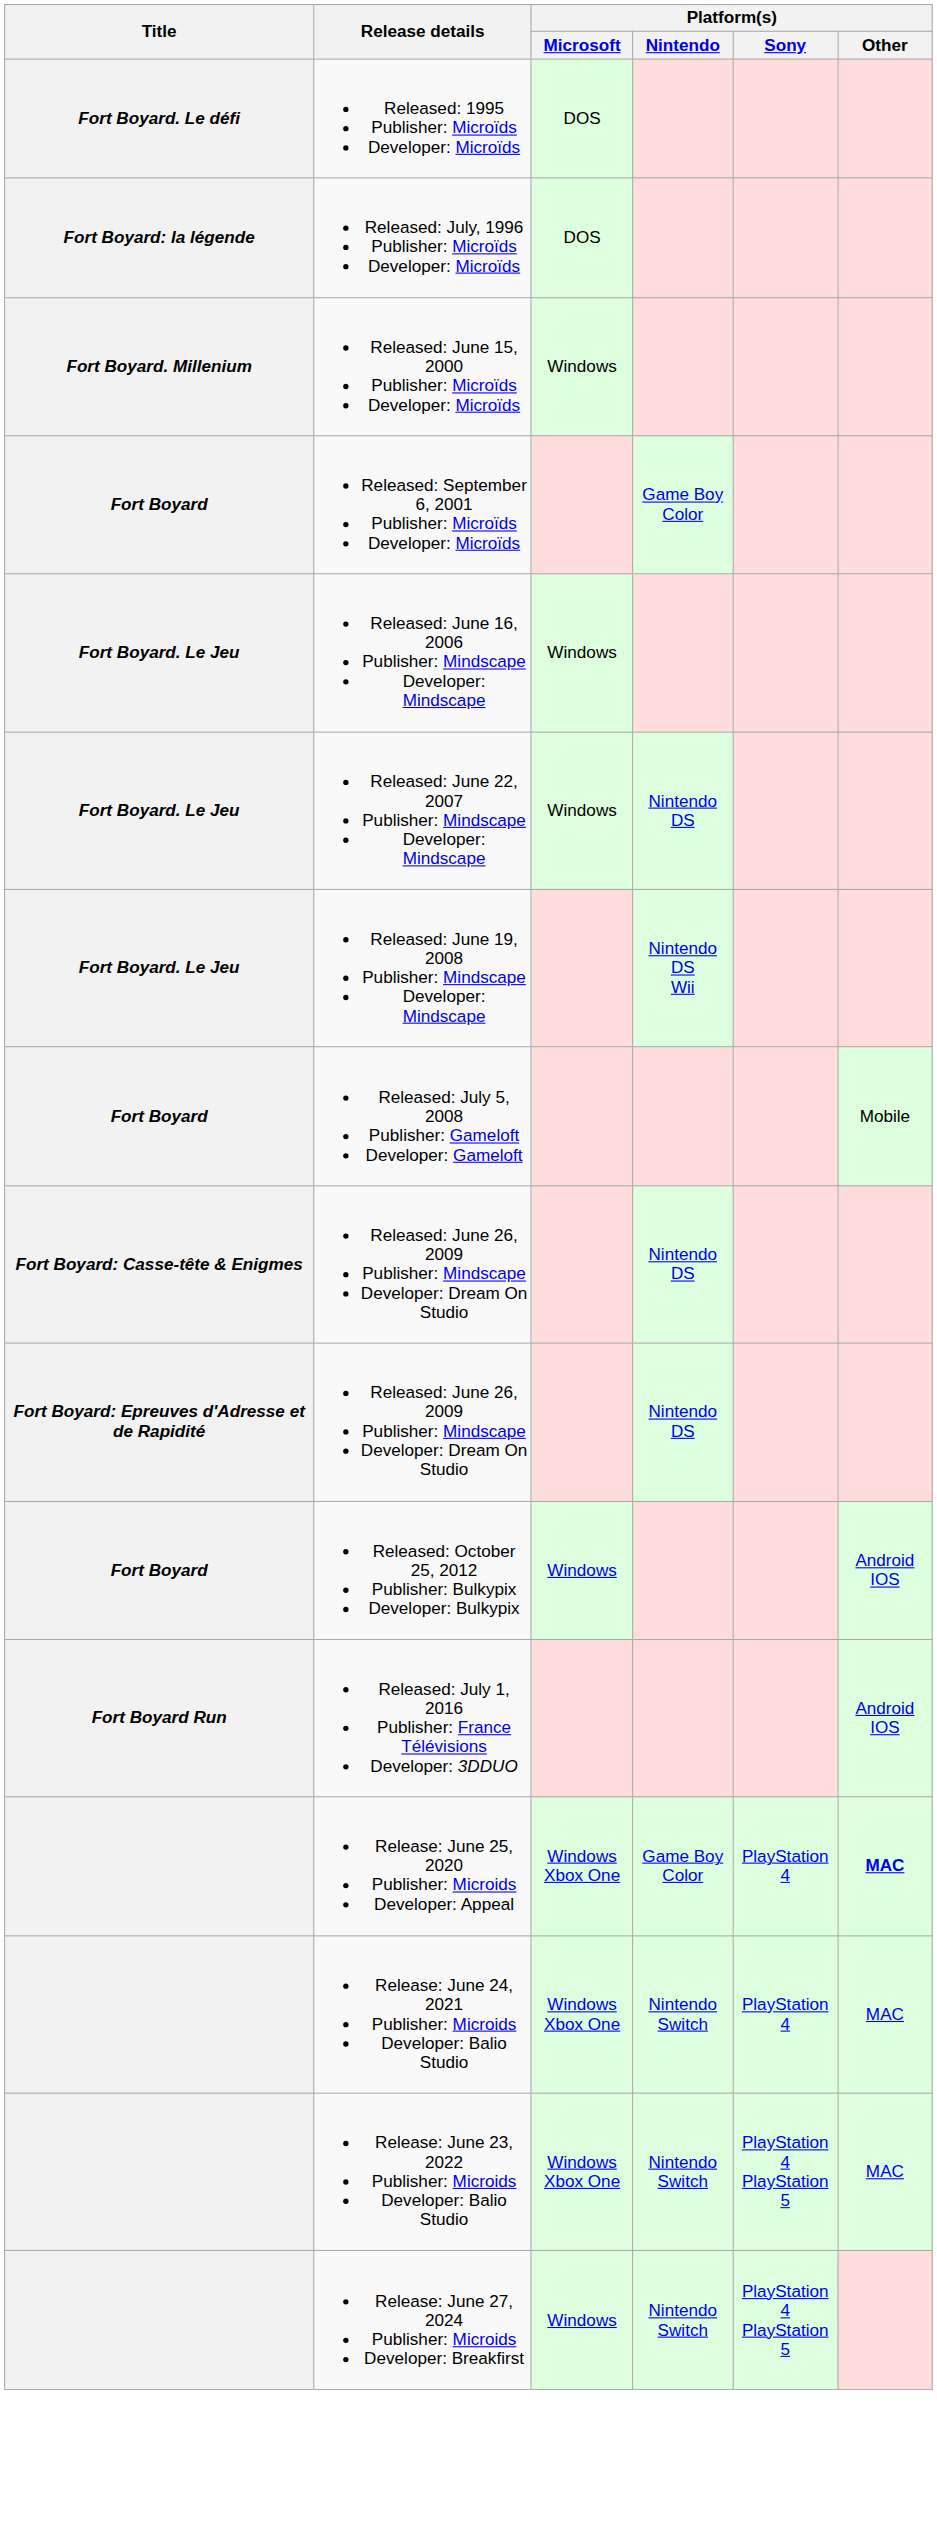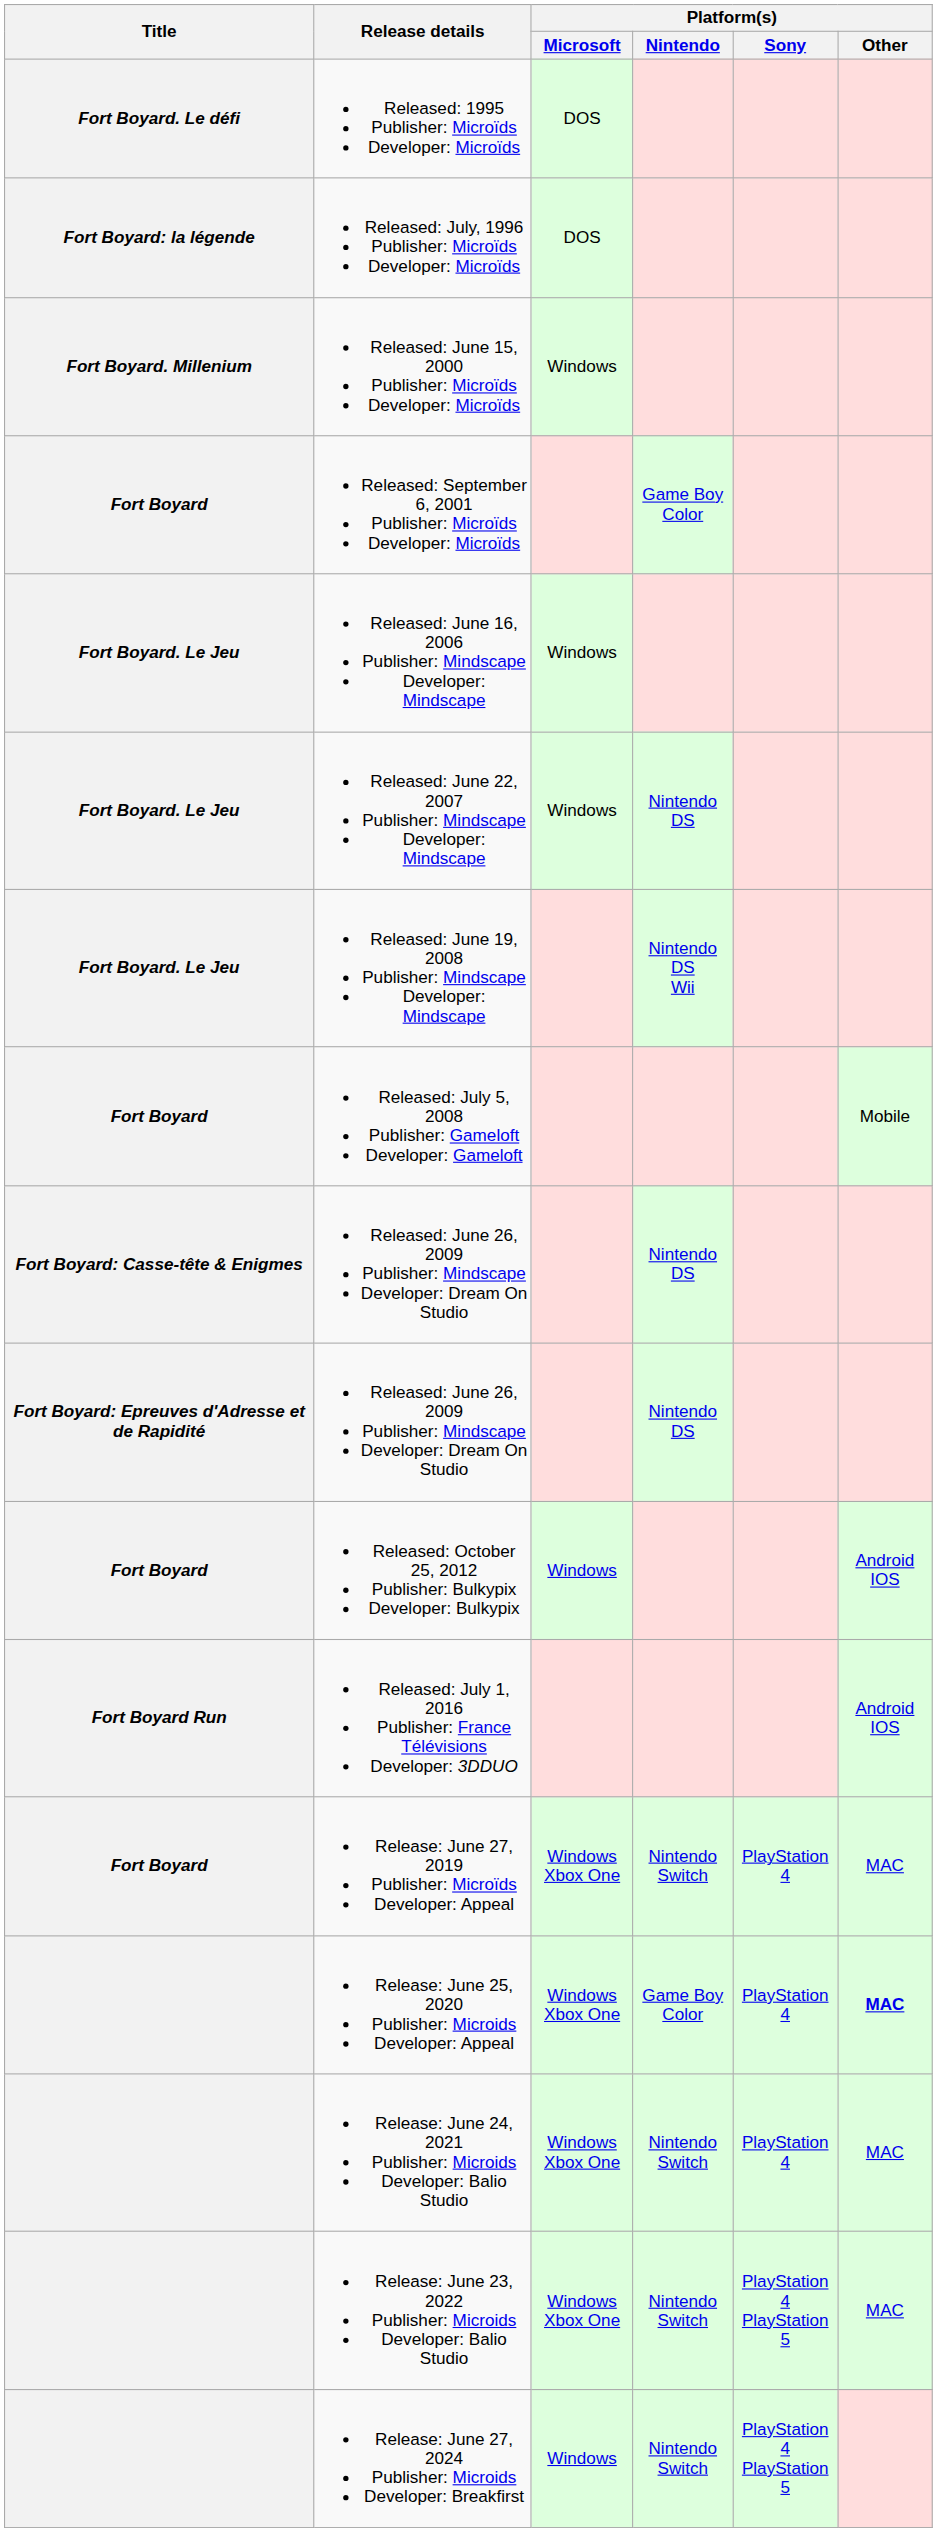+ row: (159, 1866)
